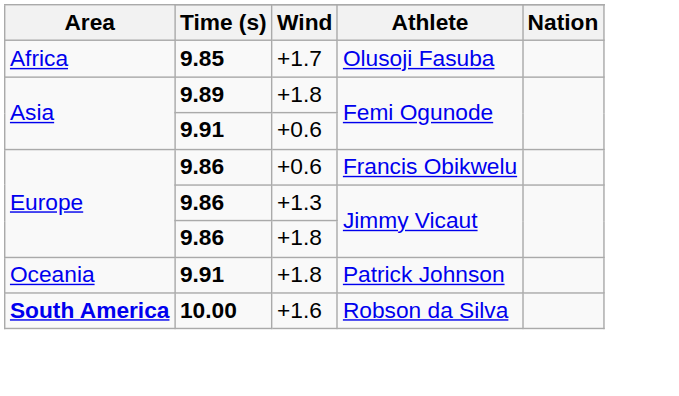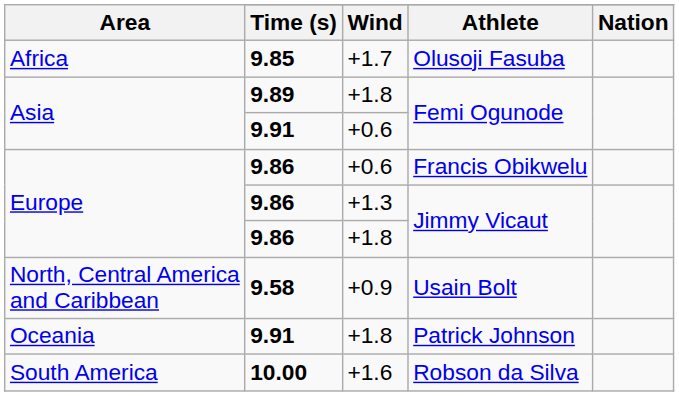+ row: (370, 287)
(90, 310) bold -> (84, 372) normal
